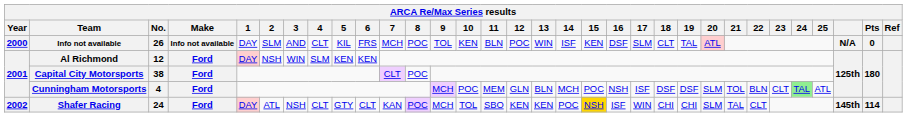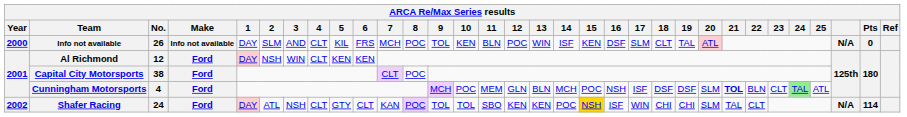(320, 58) SLM -> (319, 58) CLT
(736, 89) normal -> (734, 89) bold
(443, 105) MCH -> (441, 105) TOL
(848, 105) 145th -> (846, 105) N/A
